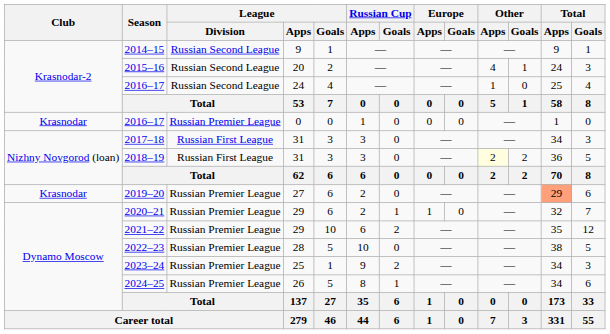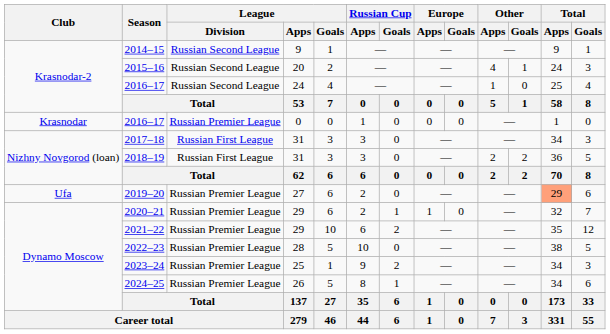(493, 157) lightyellow background -> (493, 157) no background
(63, 193) Krasnodar -> (63, 193) Ufa
